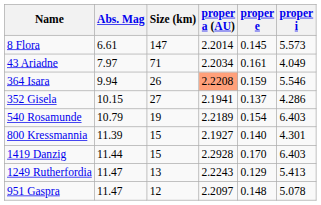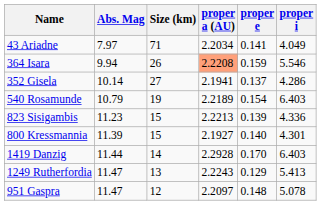- row: (23, 44)
(253, 63) 0.161 -> (253, 44) 0.141
(110, 99) 10.15 -> (110, 81) 10.14
+ row: (42, 117)
(156, 154) 15 -> (156, 154) 14
